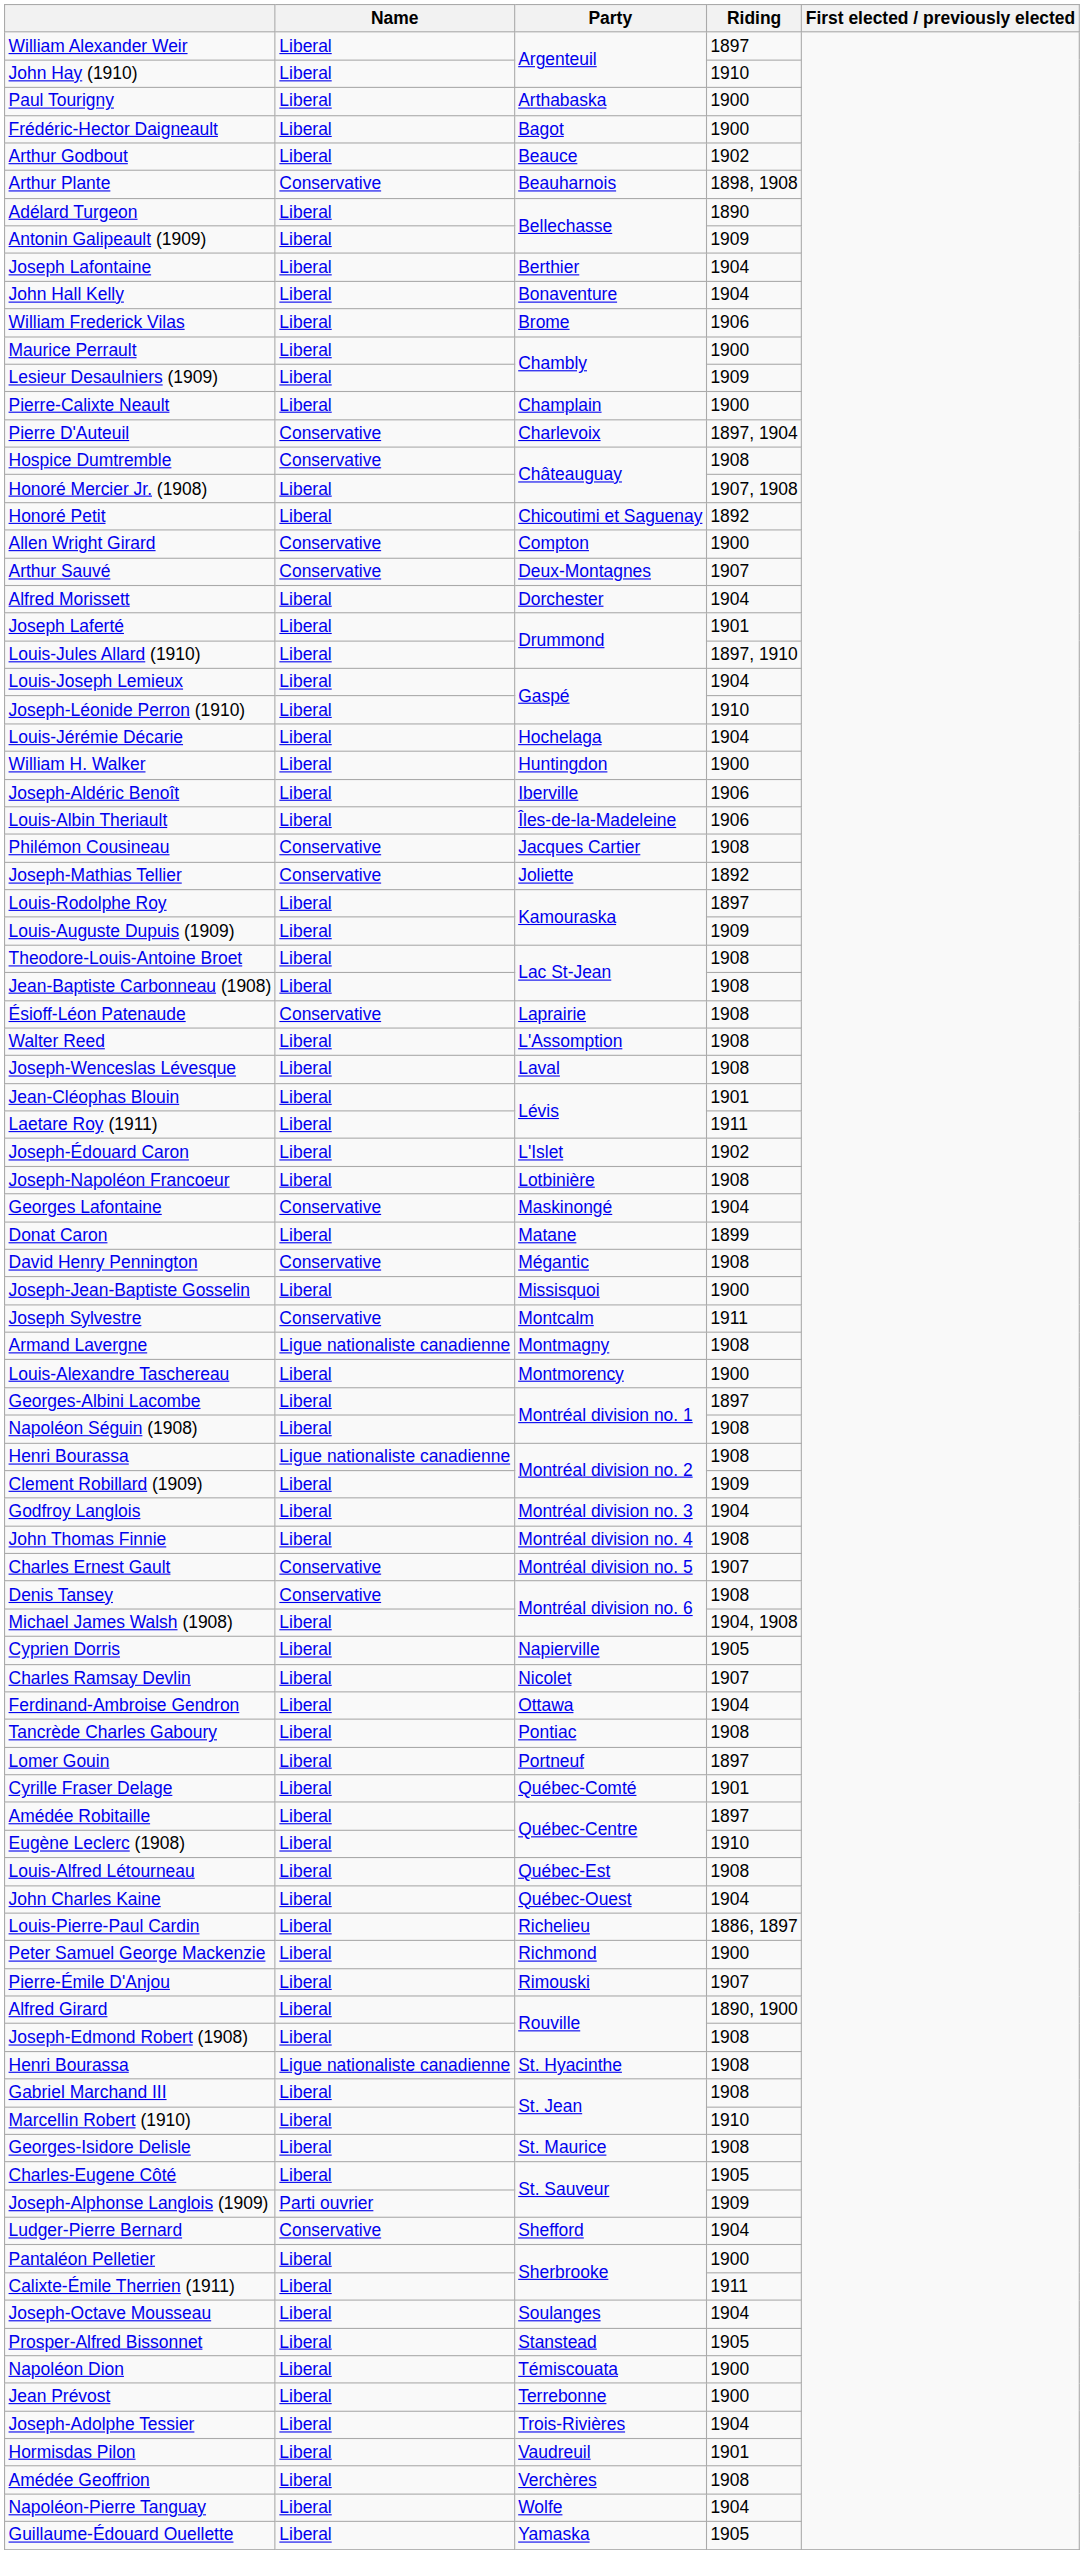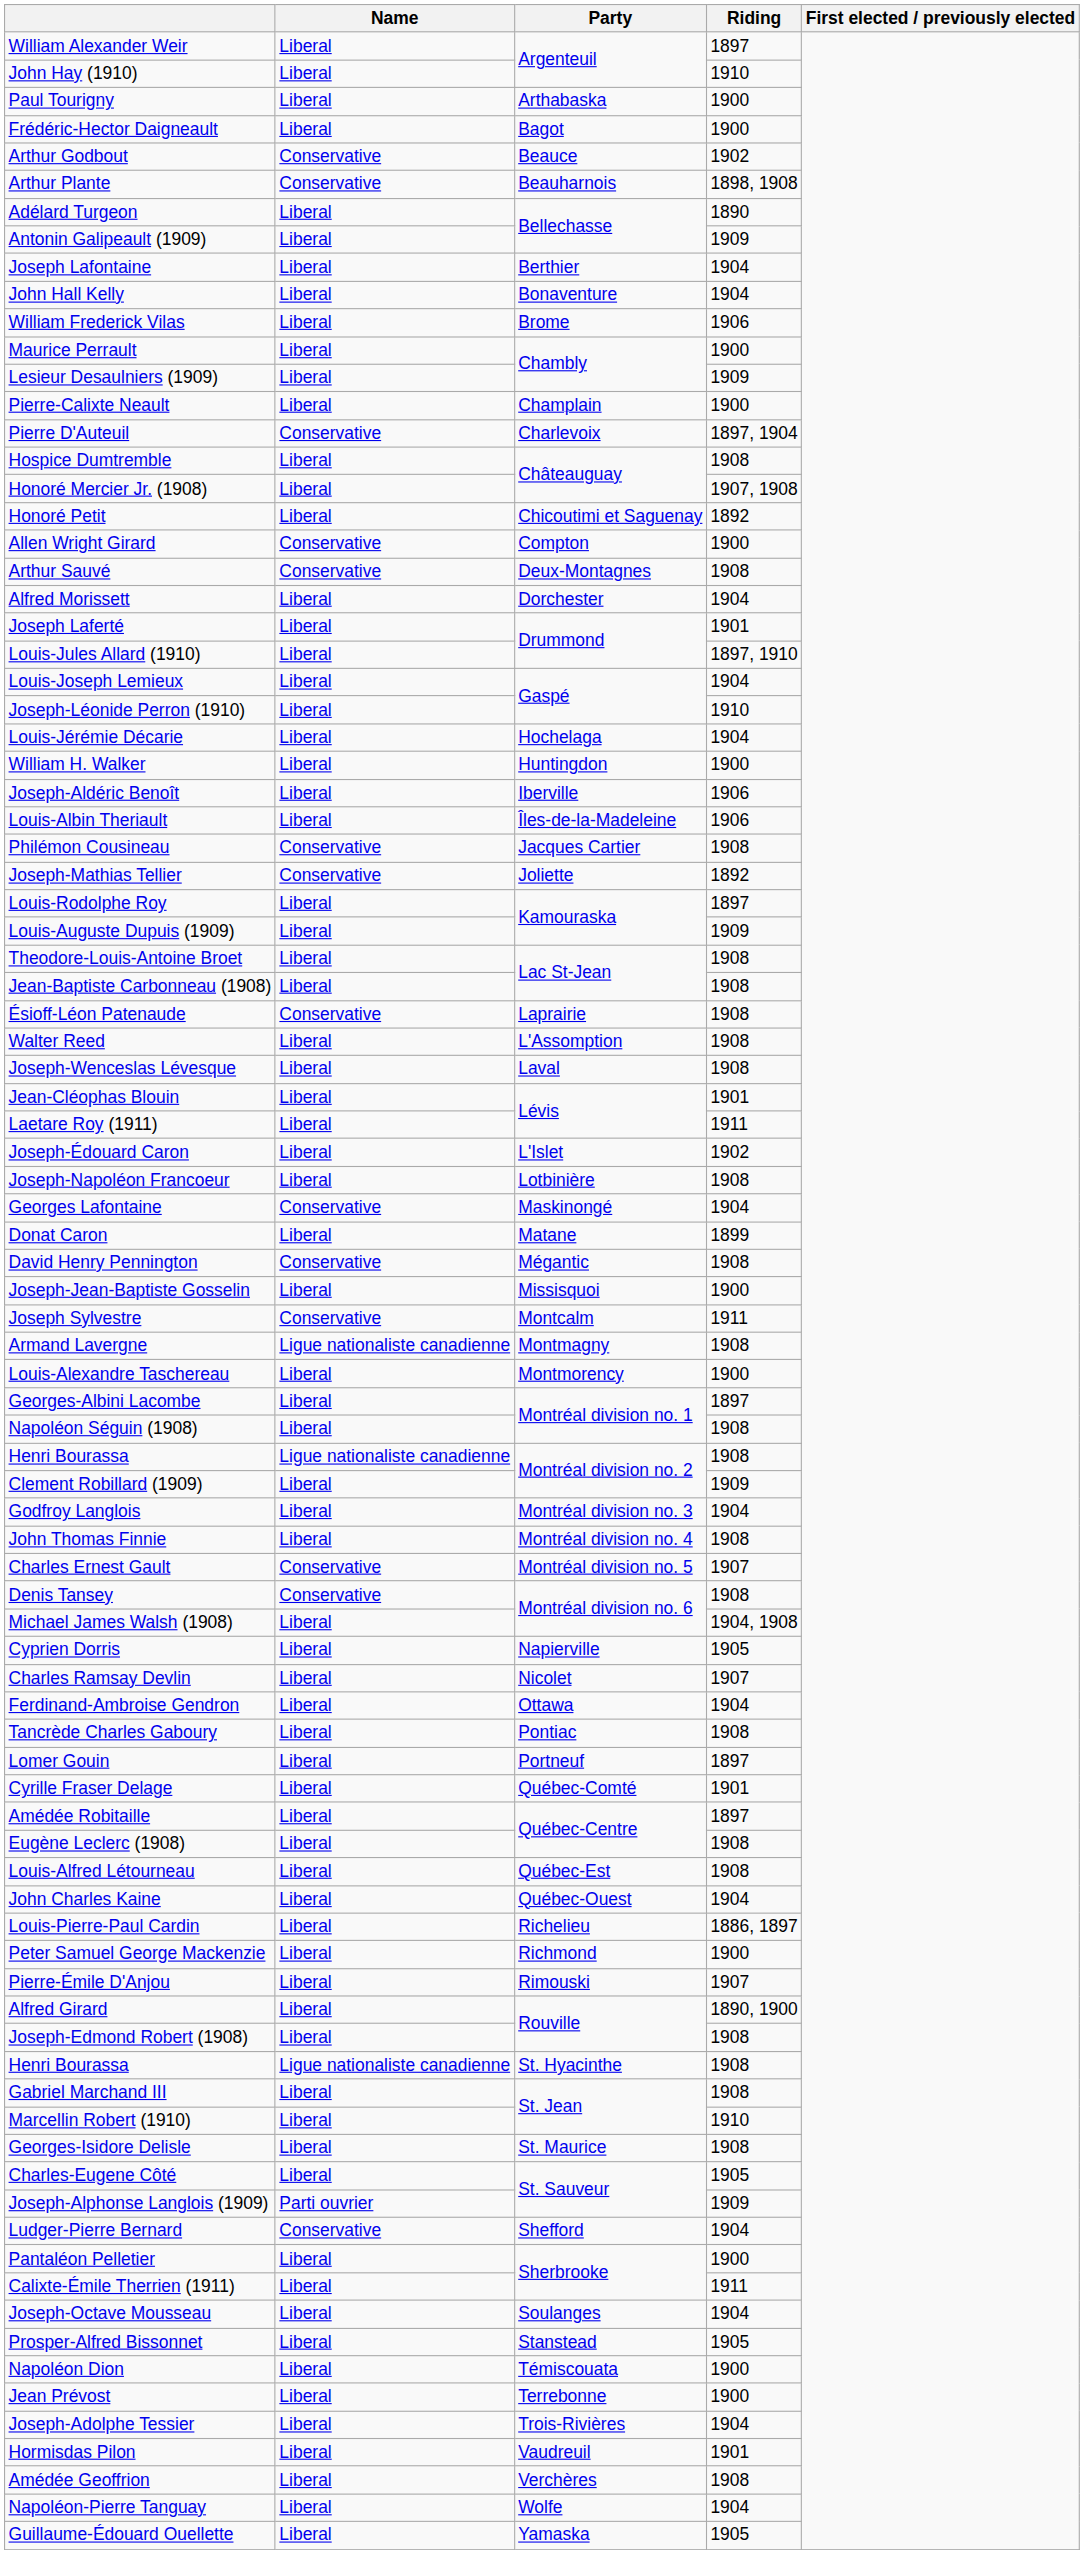(306, 156) Liberal -> (330, 156) Conservative
(330, 460) Conservative -> (306, 460) Liberal
(730, 571) 1907 -> (730, 571) 1908
(730, 1843) 1910 -> (730, 1843) 1908
